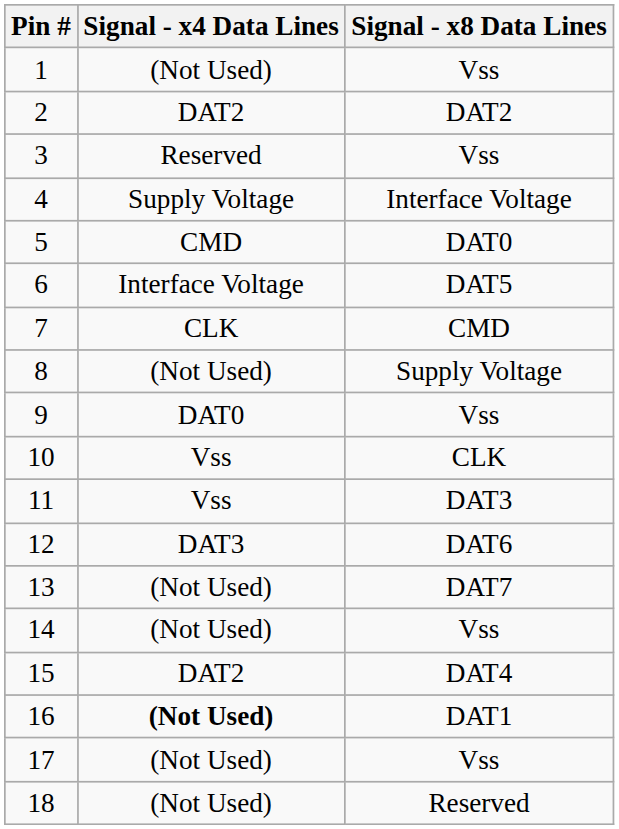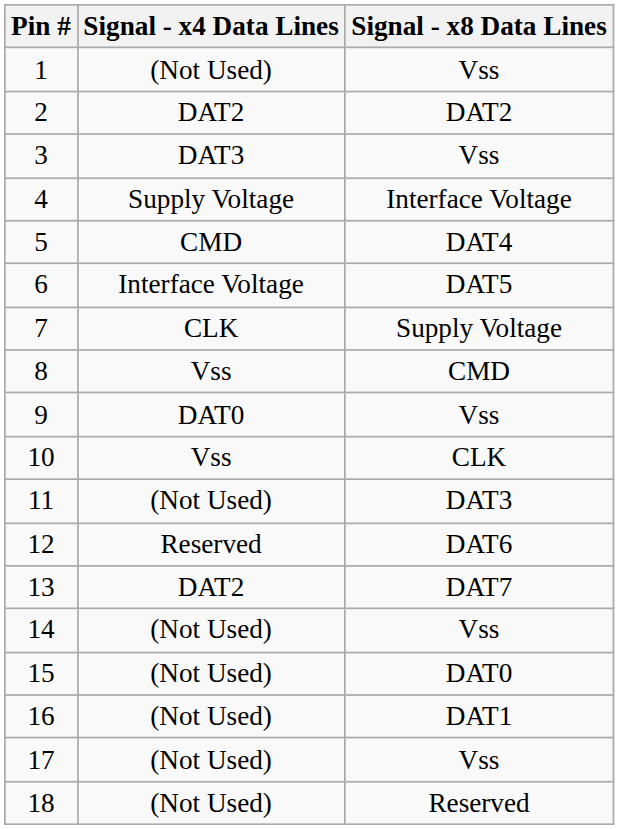(211, 155) Reserved -> (211, 155) DAT3
(479, 241) DAT0 -> (479, 241) DAT4
(479, 328) CMD -> (479, 328) Supply Voltage
(211, 371) (Not Used) -> (211, 371) Vss
(479, 371) Supply Voltage -> (479, 371) CMD
(211, 500) Vss -> (211, 500) (Not Used)
(211, 543) DAT3 -> (211, 543) Reserved
(211, 586) (Not Used) -> (211, 586) DAT2
(211, 673) DAT2 -> (211, 673) (Not Used)
(479, 673) DAT4 -> (479, 673) DAT0
(211, 716) bold -> (211, 716) normal
